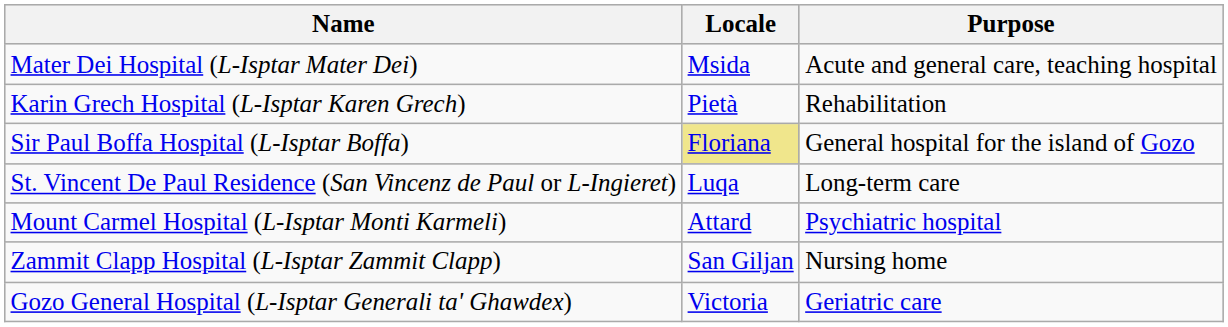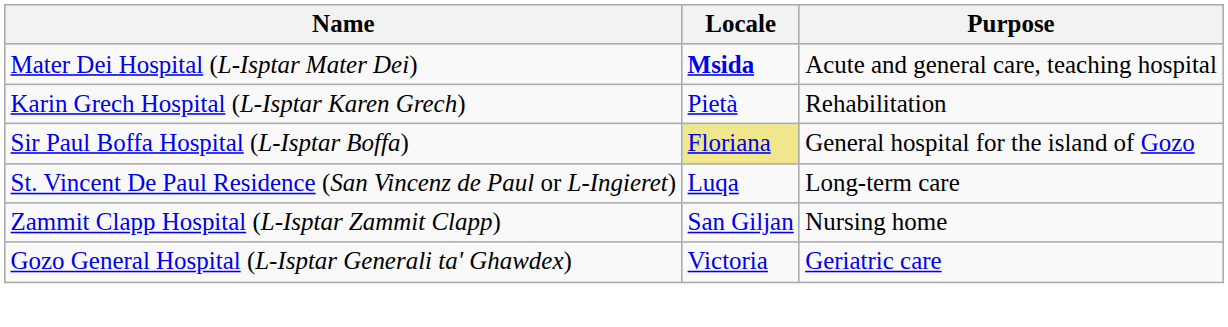(719, 63) normal -> (721, 63) bold
- row: (258, 222)
